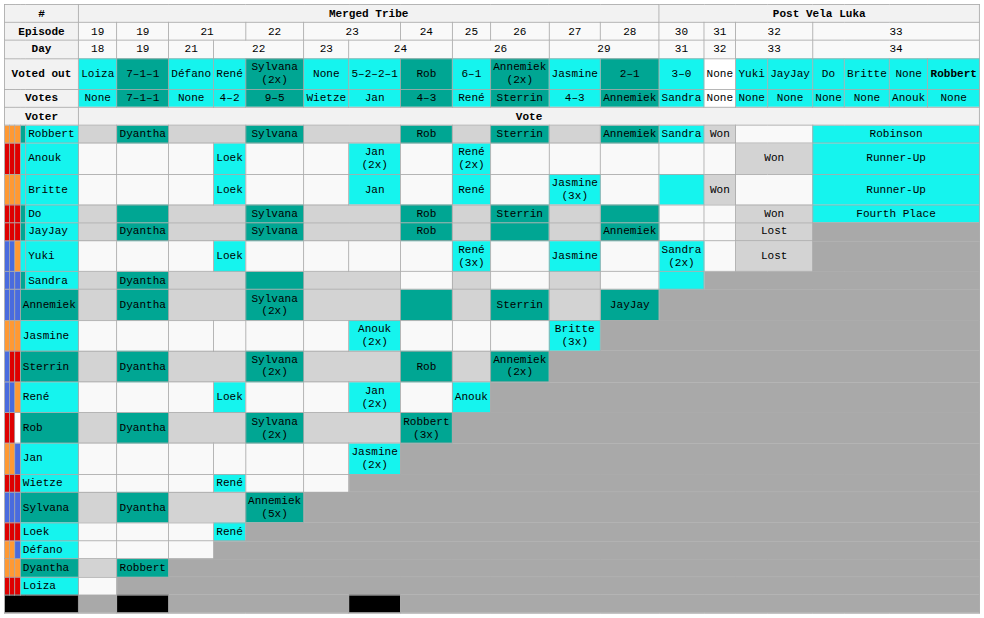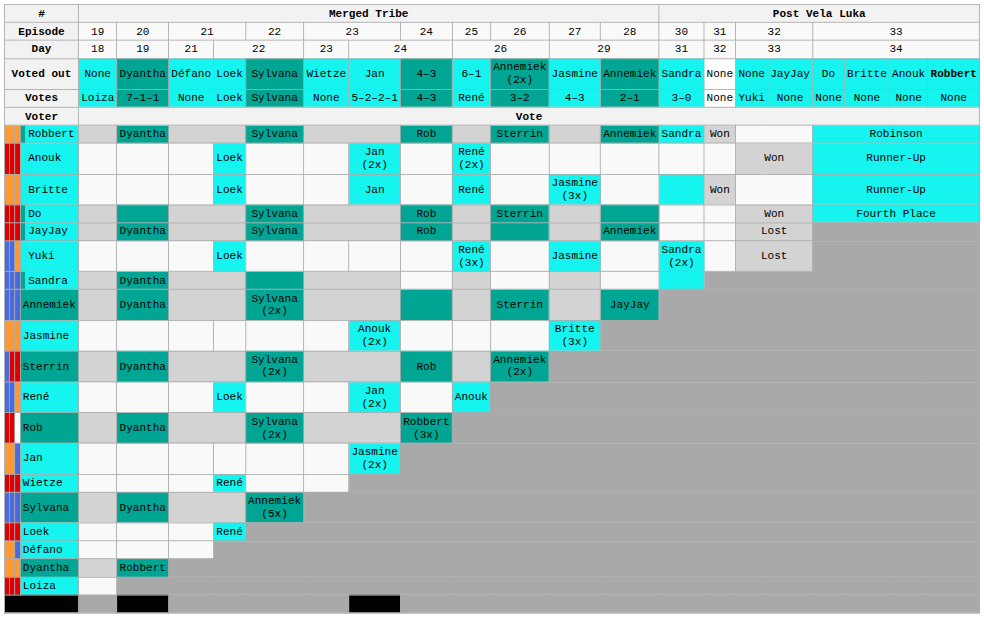(143, 31) 19 -> (143, 31) 20
(98, 74) Loiza -> (98, 74) None
(143, 74) 7–1–1 -> (143, 74) Dyantha
(230, 74) René -> (230, 74) Loek
(275, 74) Sylvana (2x) -> (275, 74) Sylvana
(326, 74) None -> (326, 74) Wietze
(375, 74) 5–2–2–1 -> (375, 74) Jan
(426, 74) Rob -> (426, 74) 4–3
(630, 74) 2–1 -> (630, 74) Annemiek
(681, 74) 3–0 -> (681, 74) Sandra
(752, 74) Yuki -> (752, 74) None
(909, 74) None -> (909, 74) Anouk
(98, 98) None -> (98, 98) Loiza
(230, 98) 4–2 -> (230, 98) Loek
(275, 98) 9–5 -> (275, 98) Sylvana
(326, 98) Wietze -> (326, 98) None
(375, 98) Jan -> (375, 98) 5–2–2–1
(520, 98) Sterrin -> (520, 98) 3–2
(630, 98) Annemiek -> (630, 98) 2–1
(681, 98) Sandra -> (681, 98) 3–0
(752, 98) None -> (752, 98) Yuki
(909, 98) Anouk -> (909, 98) None
